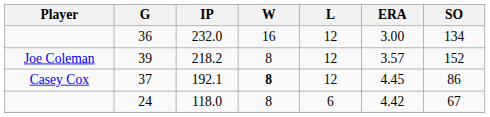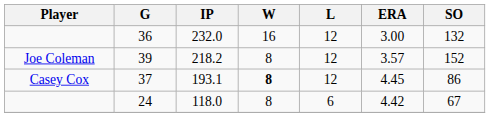(454, 36) 134 -> (454, 36) 132
(207, 79) 192.1 -> (207, 79) 193.1
